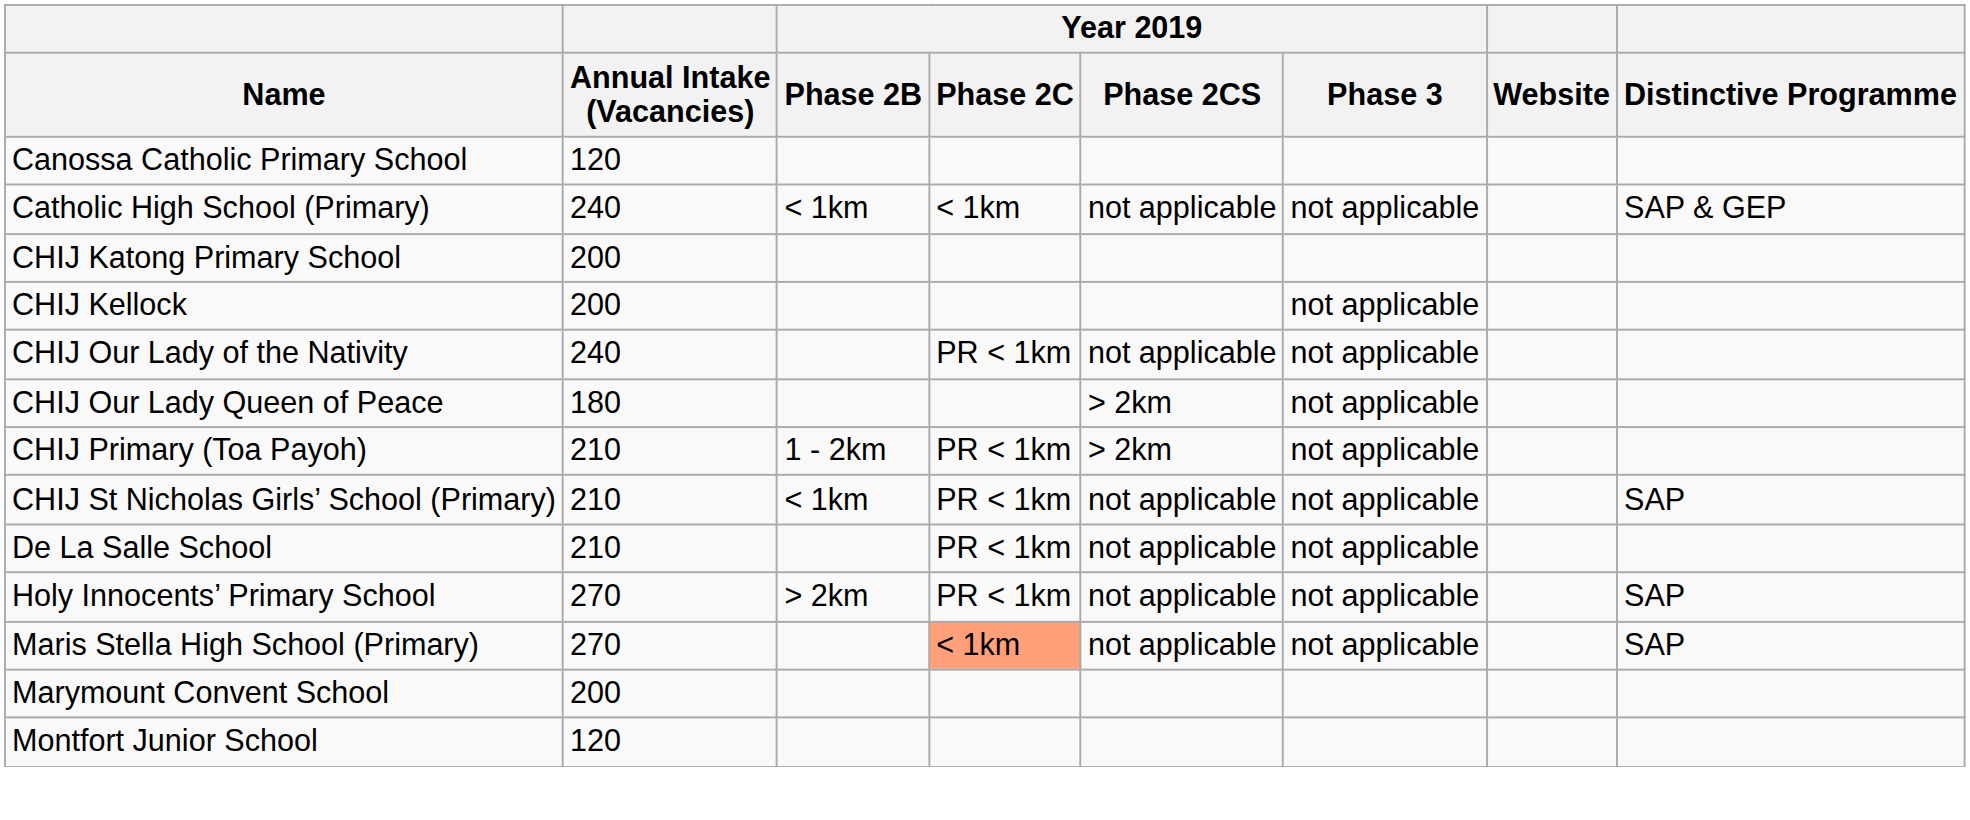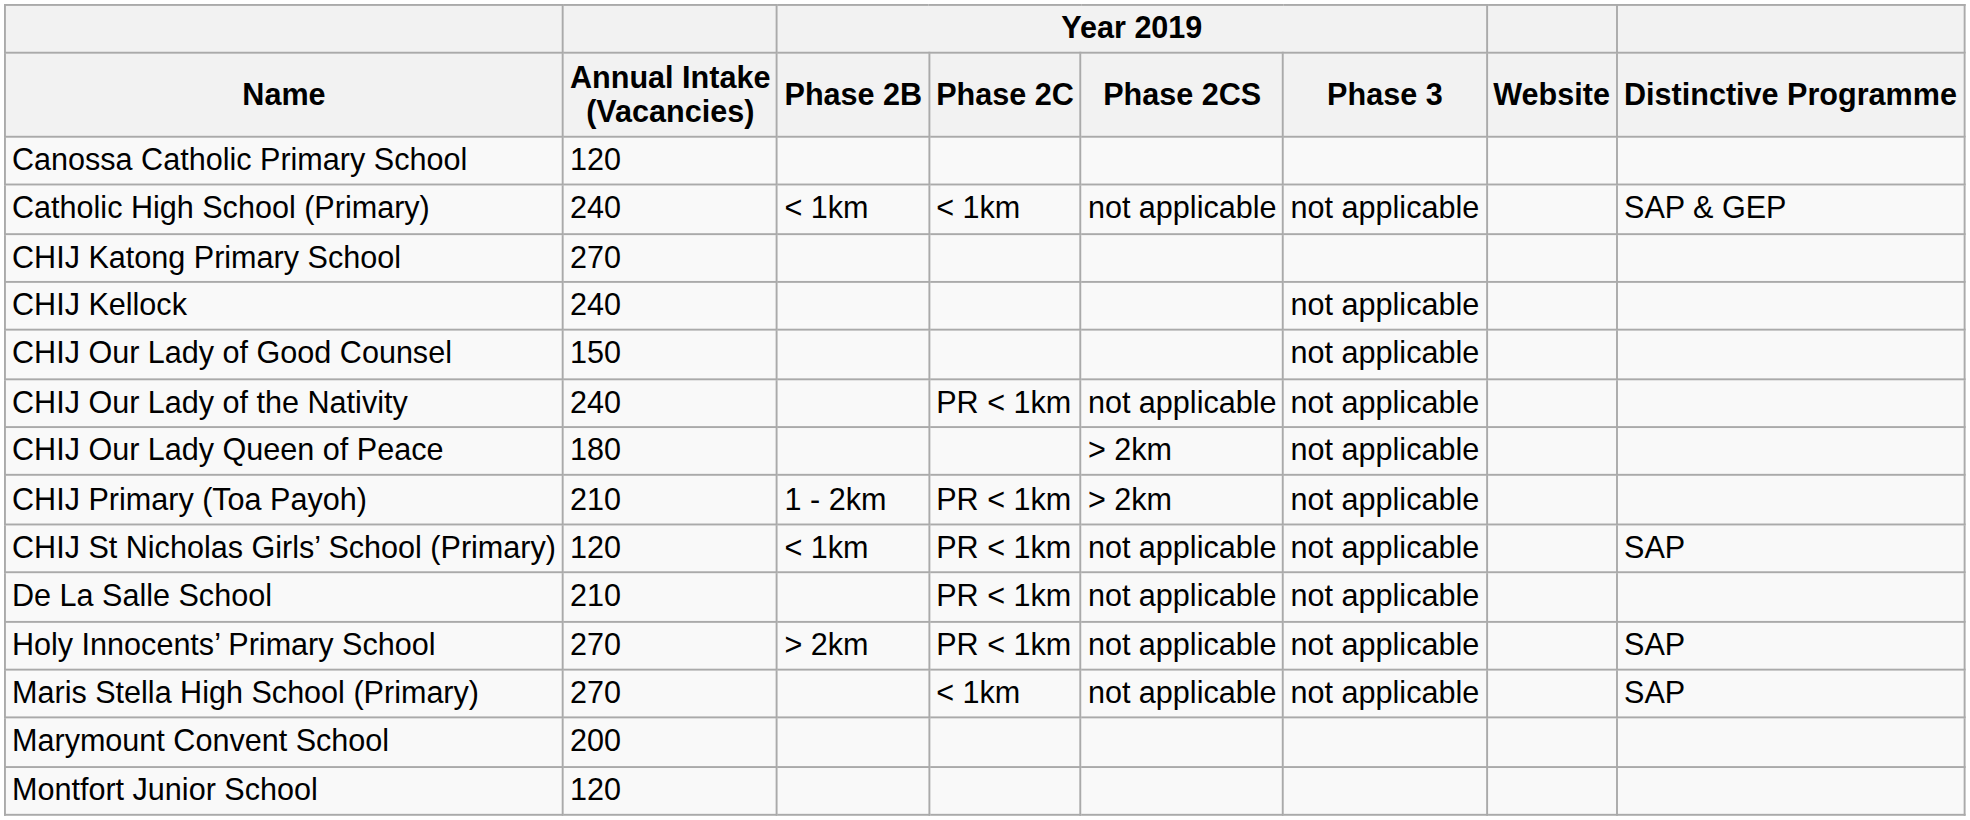(596, 256) 200 -> (596, 256) 270
(596, 305) 200 -> (596, 305) 240
+ row: (232, 353)
(596, 499) 210 -> (596, 547) 120
(978, 644) lightsalmon background -> (978, 693) no background
